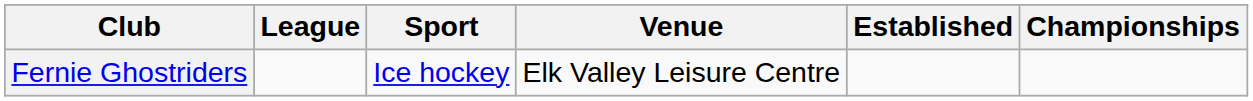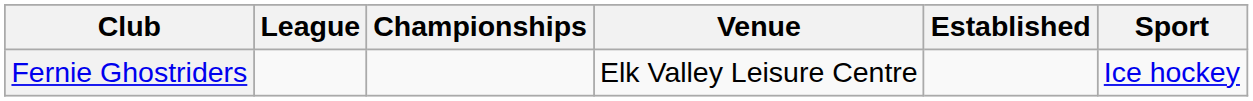columns swapped: (441, 27) <-> (1133, 27)
